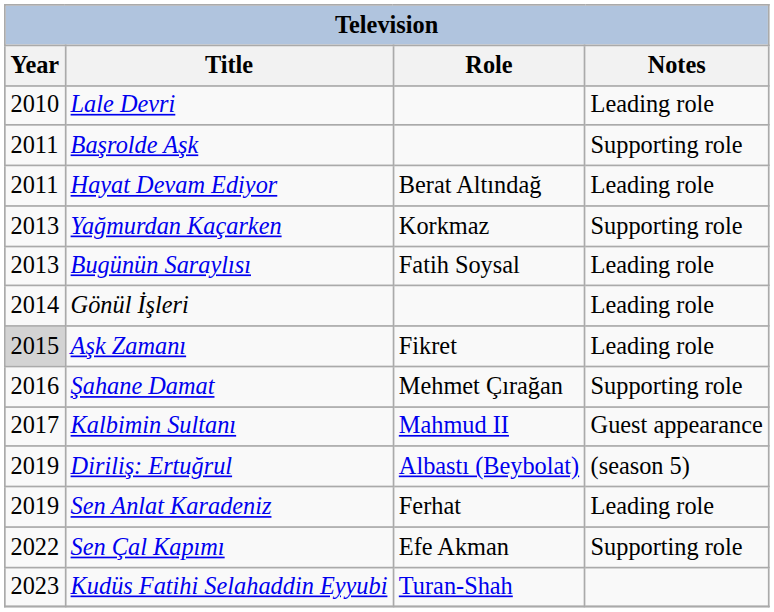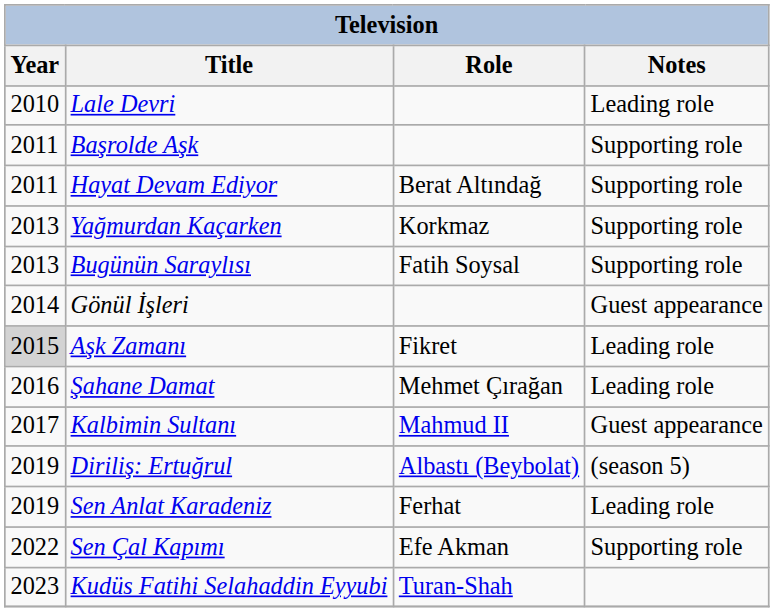(652, 185) Leading role -> (667, 185) Supporting role
(652, 265) Leading role -> (667, 265) Supporting role
(652, 305) Leading role -> (677, 305) Guest appearance
(667, 386) Supporting role -> (652, 386) Leading role
